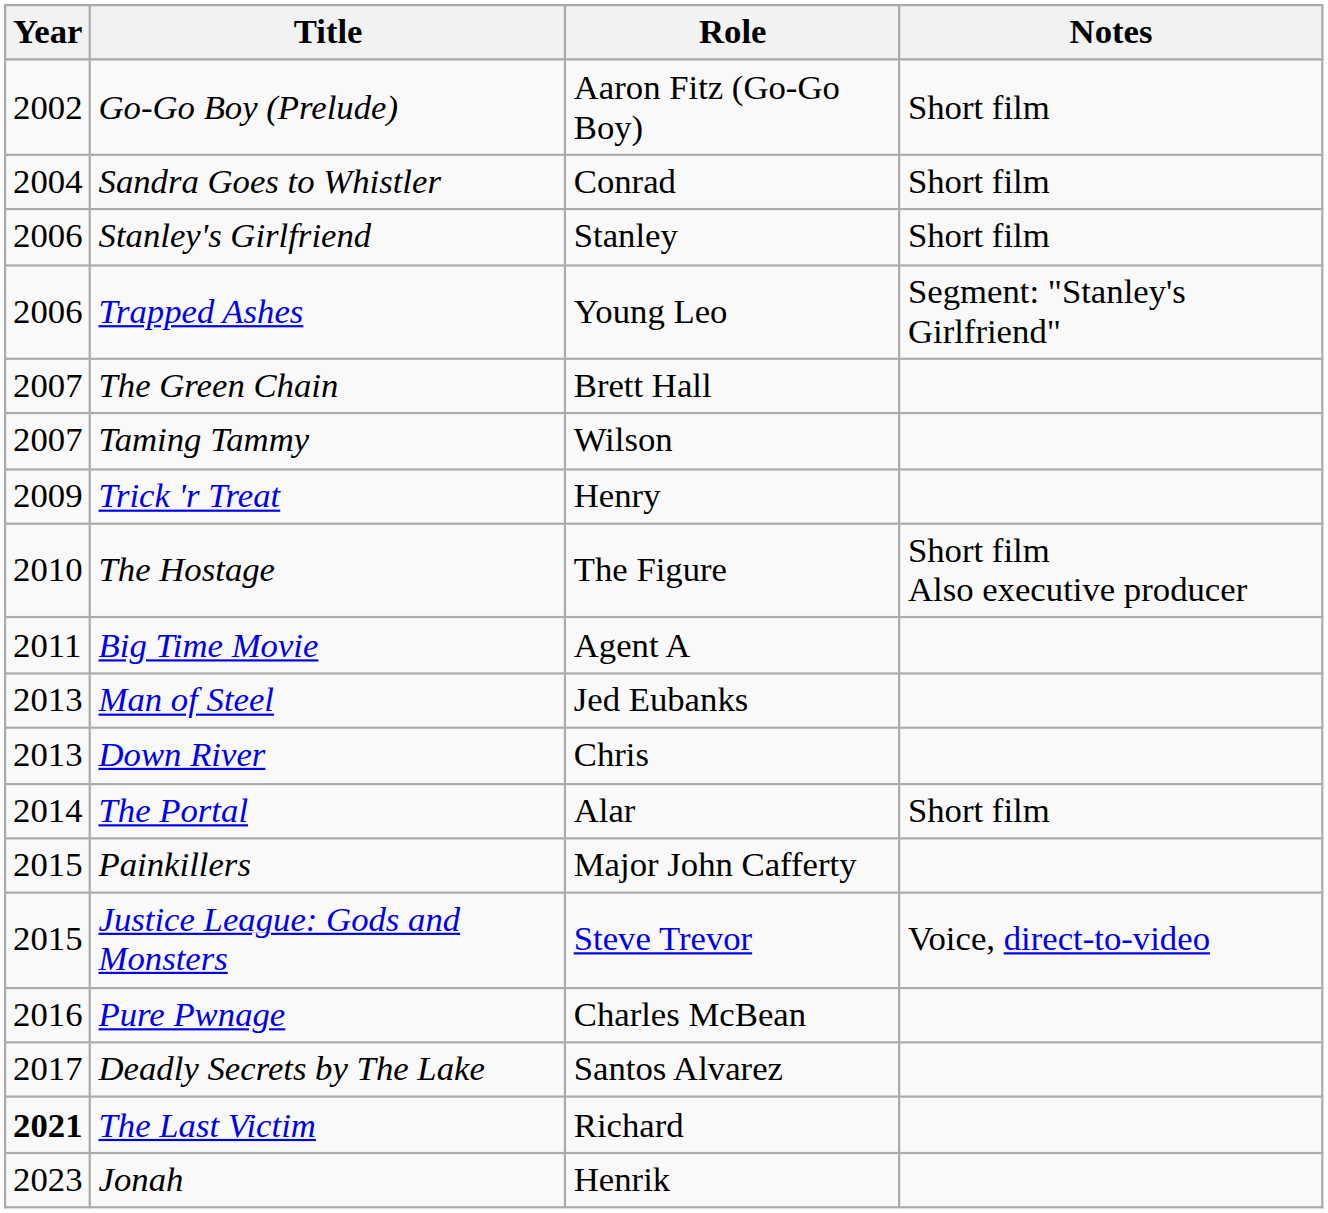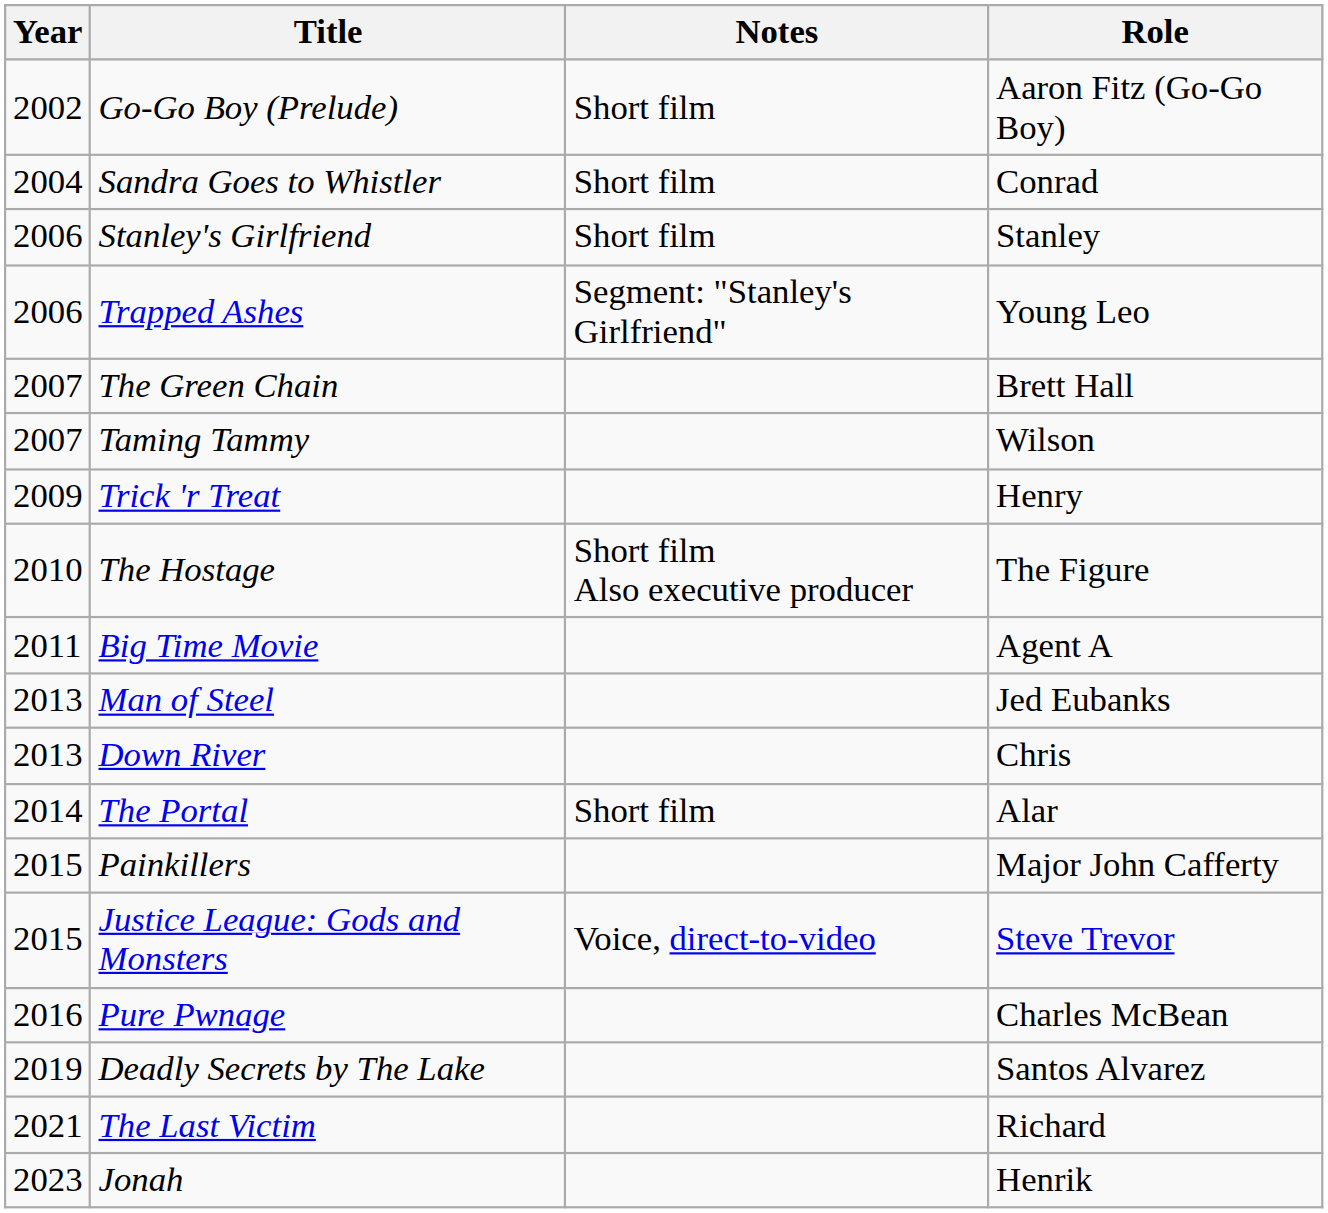columns swapped: (733, 32) <-> (1111, 32)
(48, 1069) 2017 -> (48, 1069) 2019
(48, 1124) bold -> (48, 1124) normal
